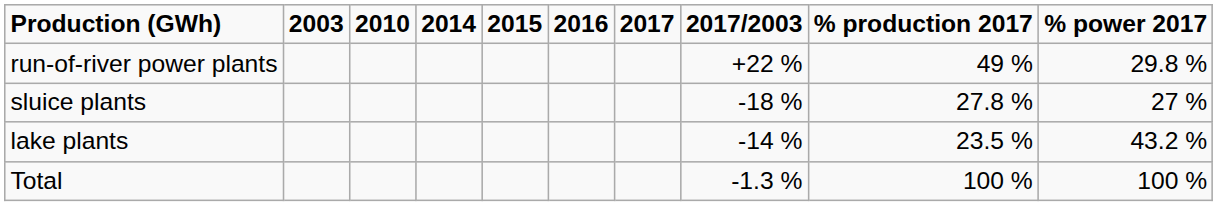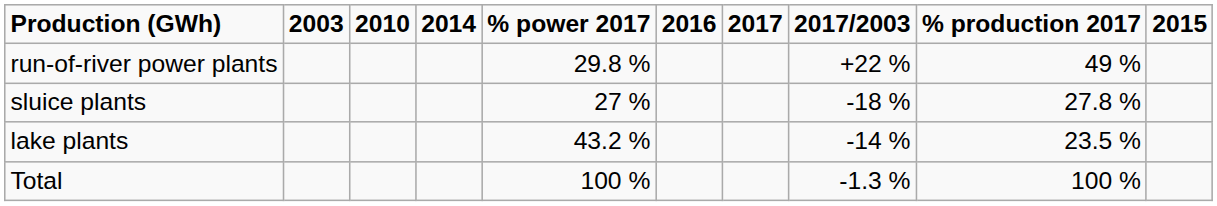columns swapped: (515, 24) <-> (1126, 24)
